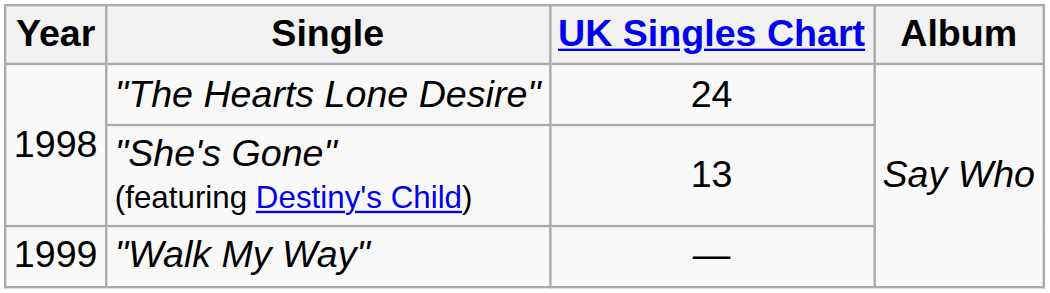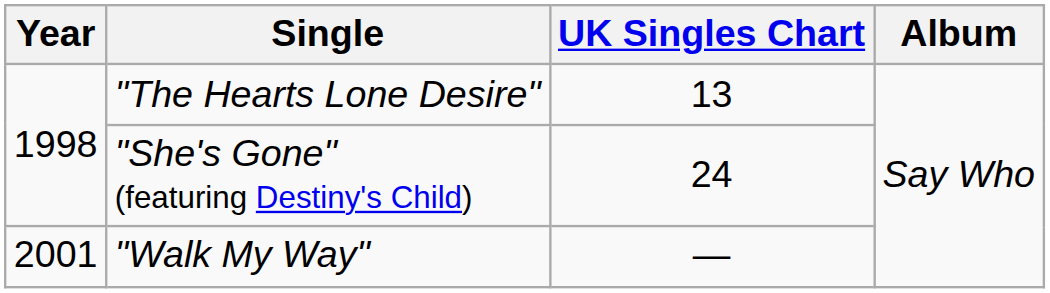(712, 93) 24 -> (712, 93) 13
(712, 174) 13 -> (712, 174) 24
(56, 255) 1999 -> (56, 255) 2001
